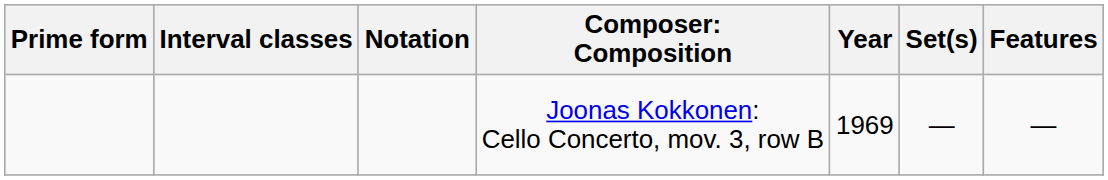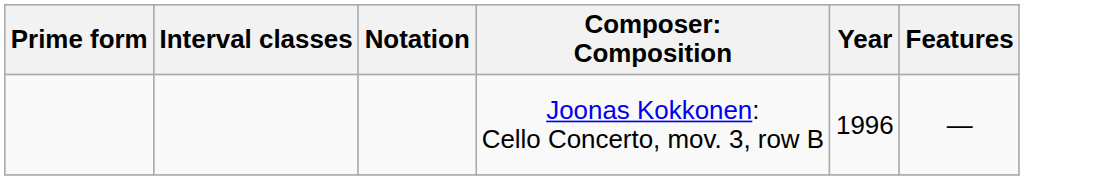- column: (942, 39)
(865, 124) 1969 -> (865, 124) 1996
